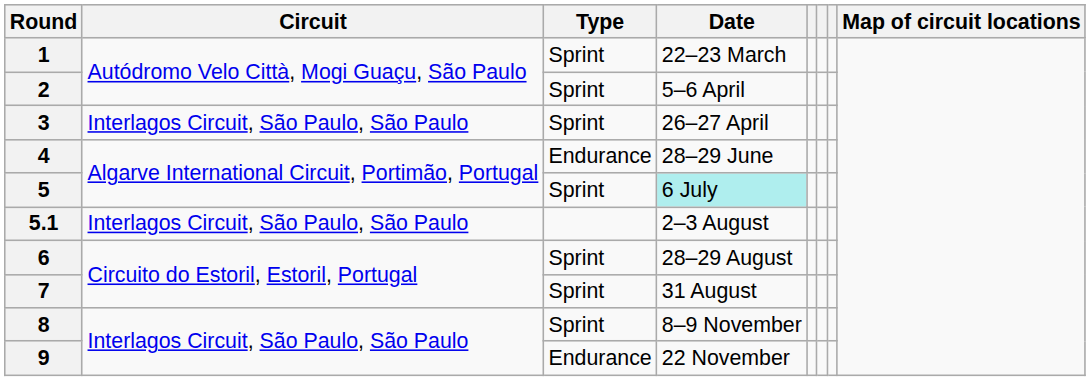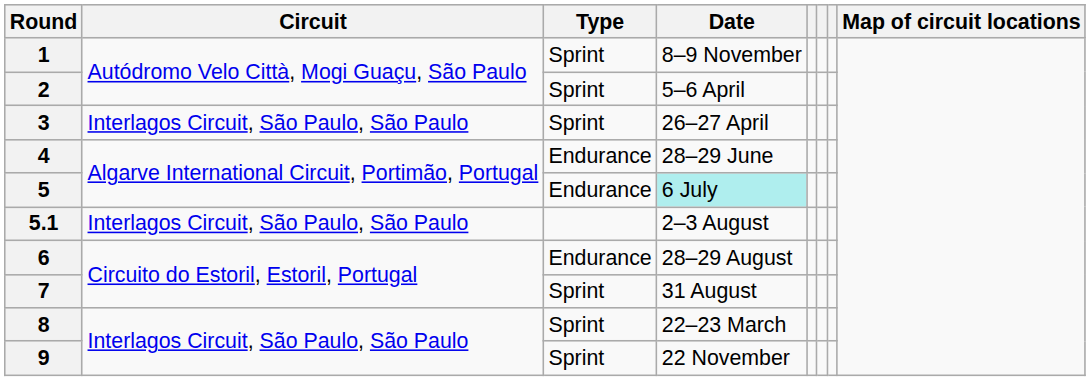(724, 55) 22–23 March -> (732, 55) 8–9 November
(576, 189) Sprint -> (600, 189) Endurance
(576, 257) Sprint -> (600, 257) Endurance
(732, 324) 8–9 November -> (724, 324) 22–23 March
(600, 358) Endurance -> (576, 358) Sprint
